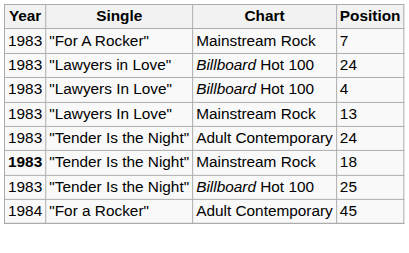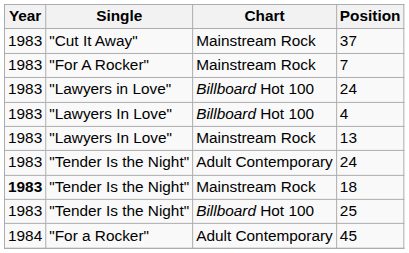+ row: (93, 41)
